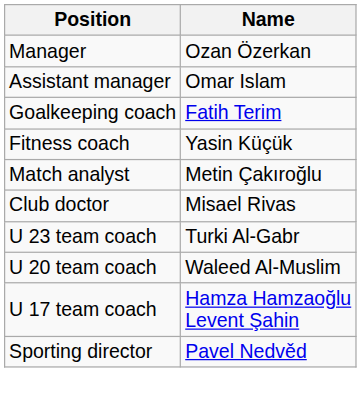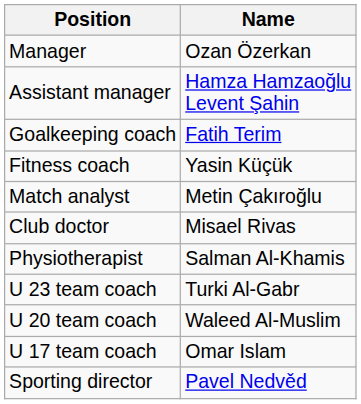(236, 81) Omar Islam -> (268, 92) Hamza Hamzaoğlu Levent Şahin
+ row: (76, 258)
(268, 309) Hamza Hamzaoğlu Levent Şahin -> (236, 351) Omar Islam
